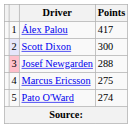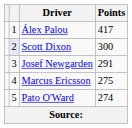(14, 64) pink background -> (14, 64) no background
(105, 64) 288 -> (105, 64) 291
